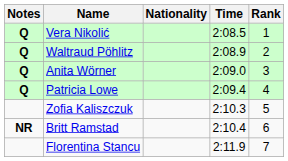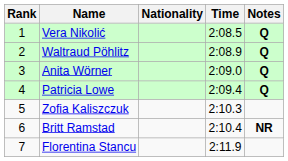columns swapped: (266, 14) <-> (24, 14)
